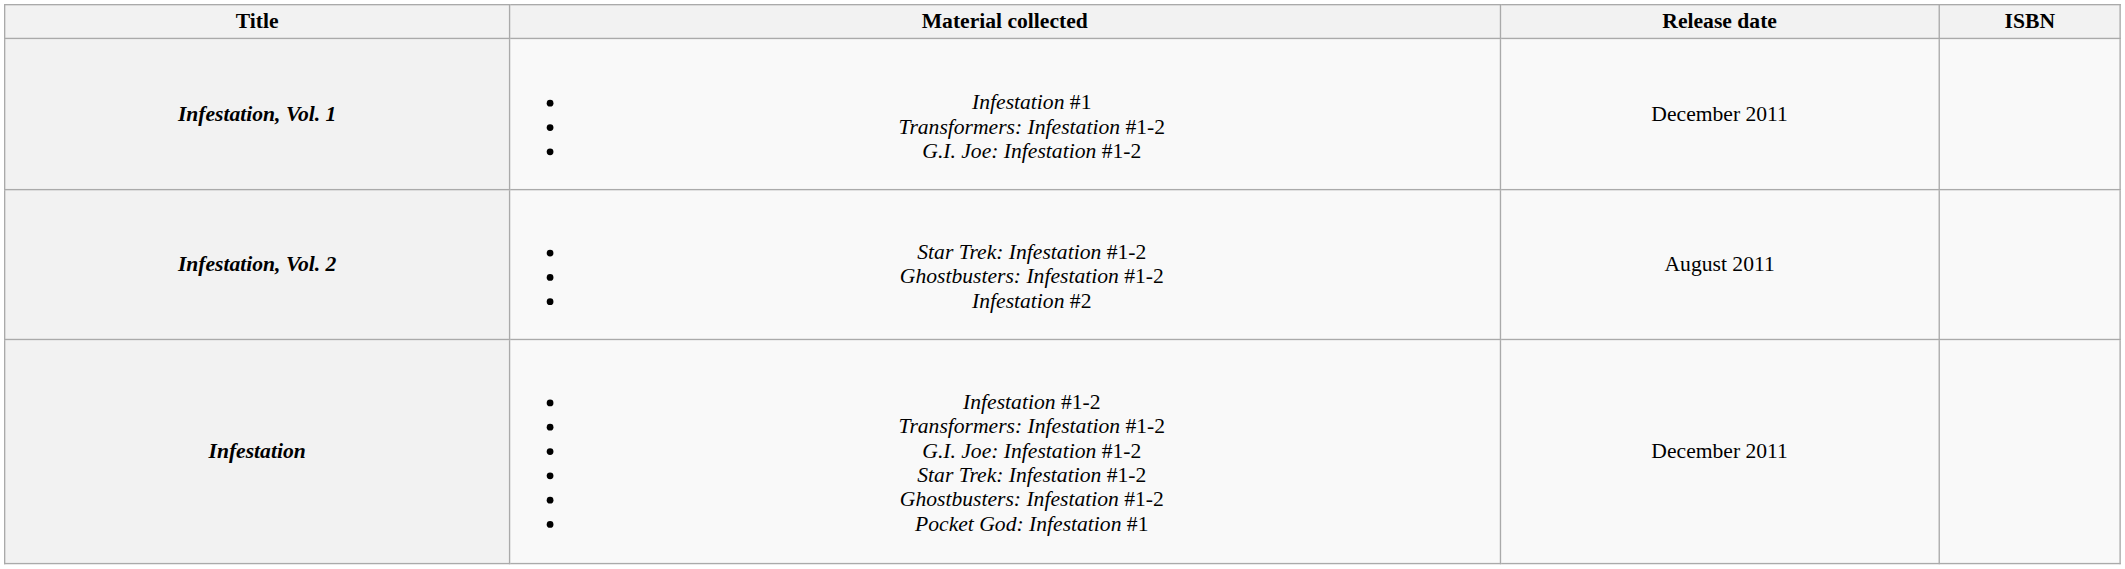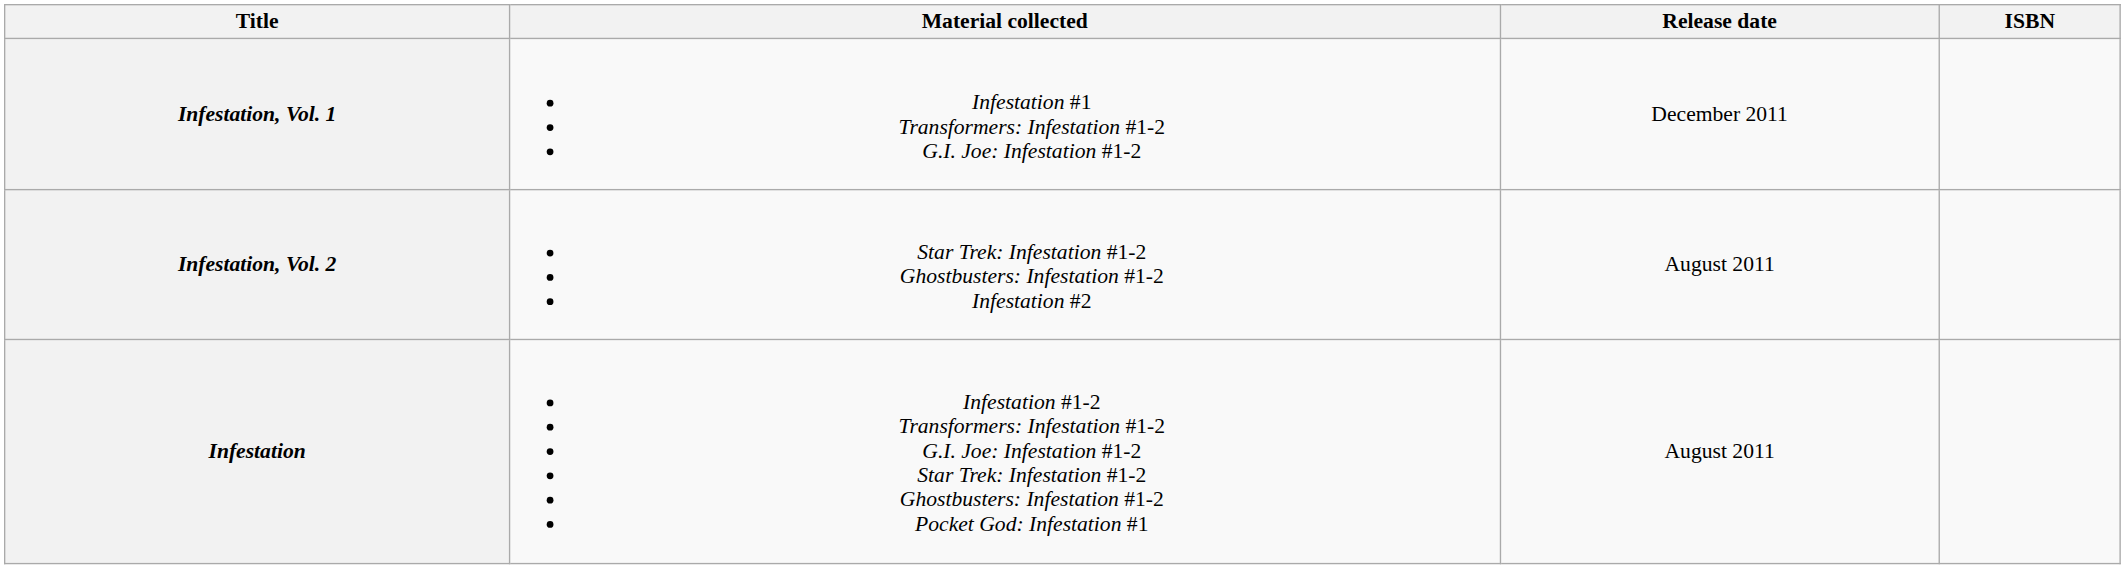(1720, 451) December 2011 -> (1720, 451) August 2011
